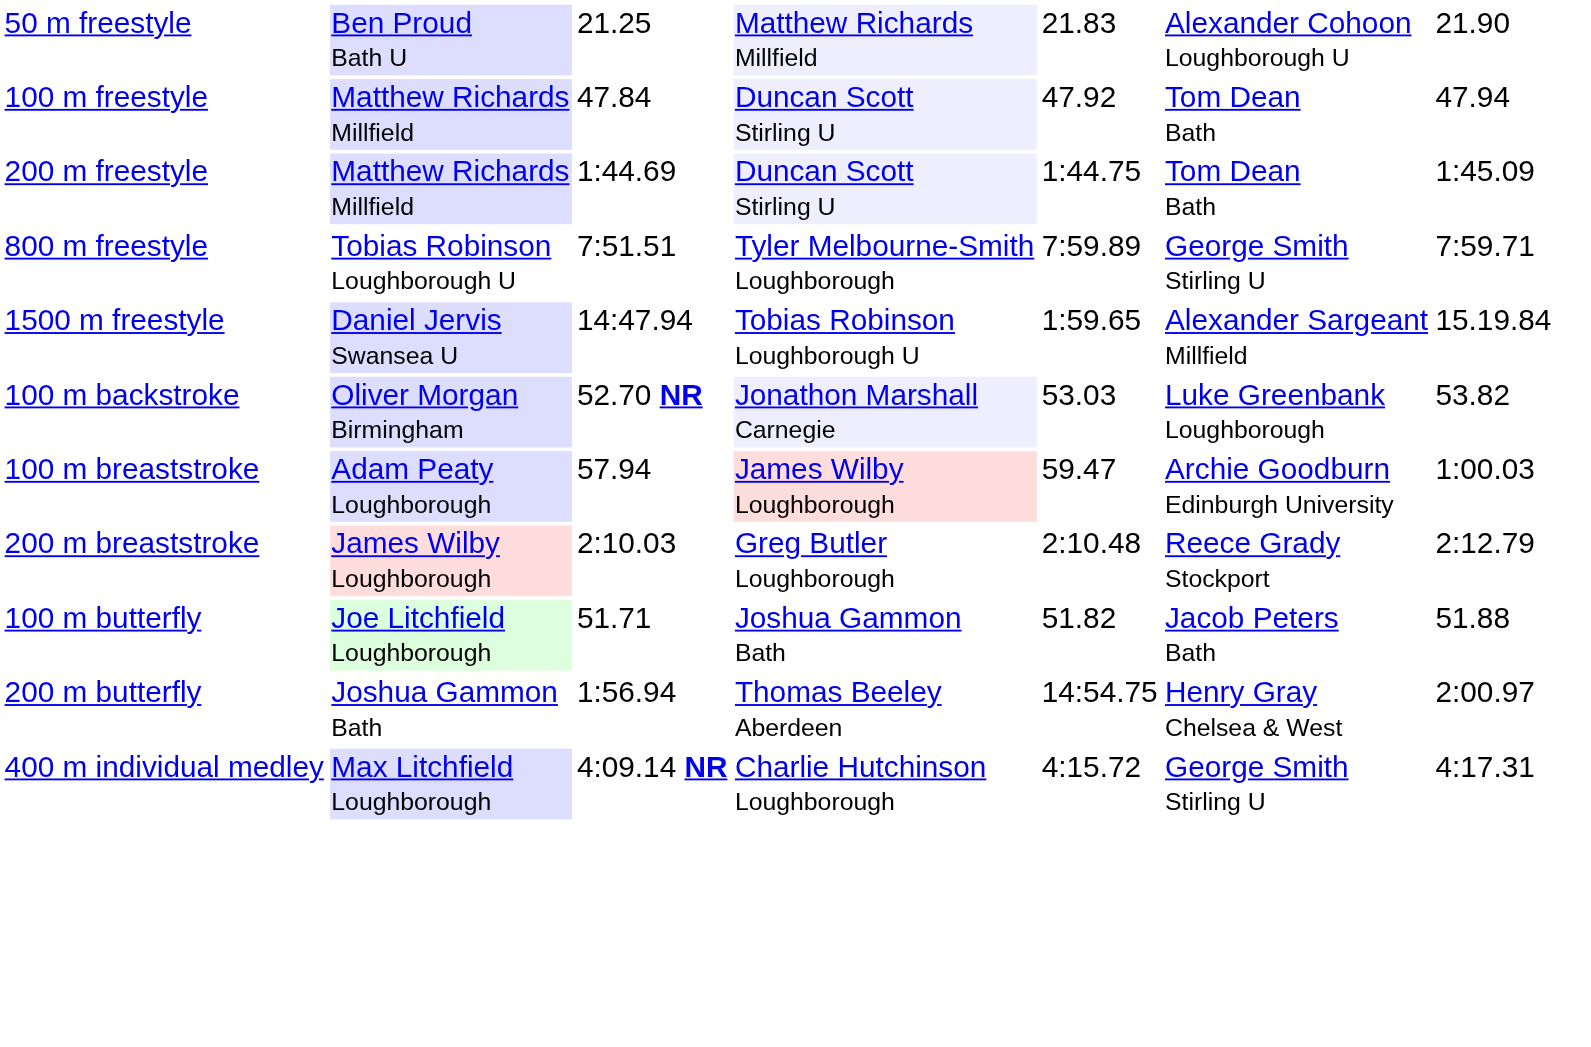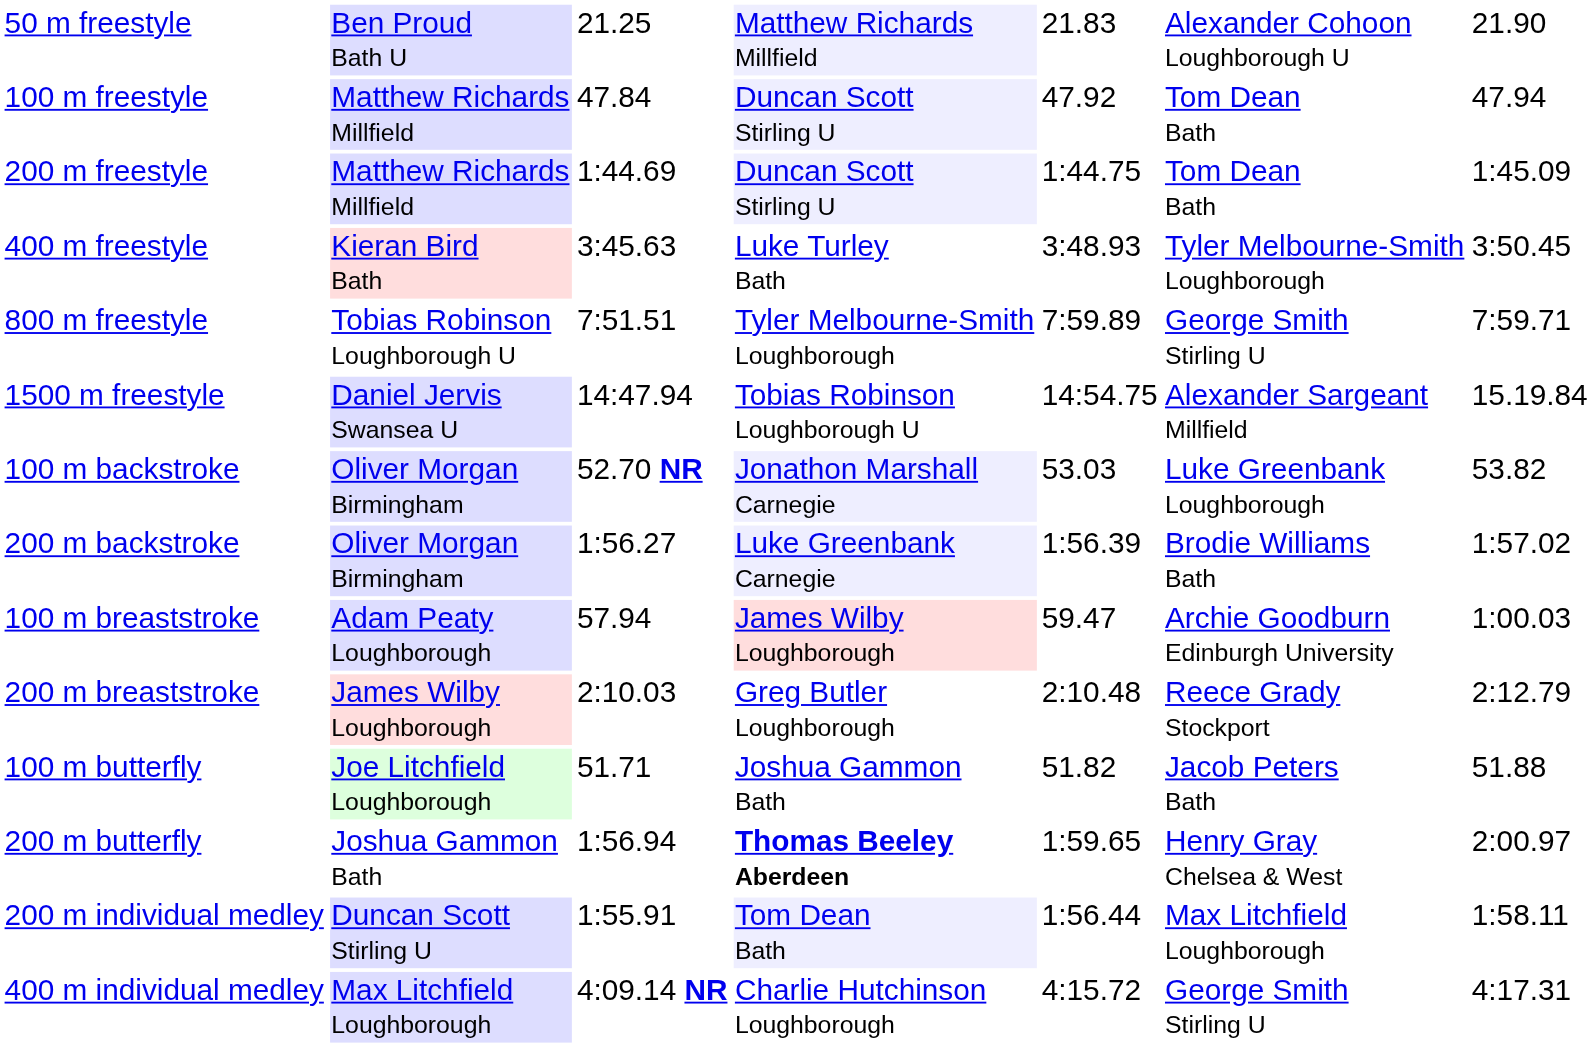+ row: (106, 246)
(1091, 320) 1:59.65 -> (1100, 394) 14:54.75
+ row: (122, 543)
(838, 709) normal -> (844, 858) bold
(1100, 692) 14:54.75 -> (1091, 841) 1:59.65
+ row: (164, 915)
